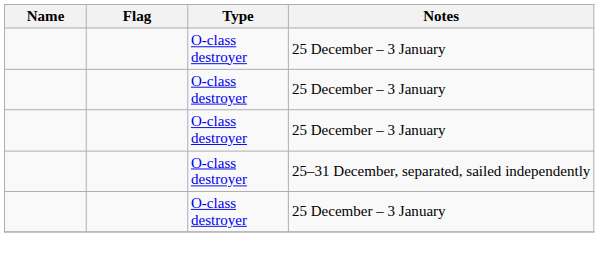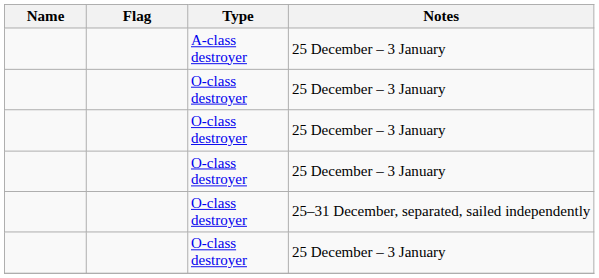+ row: (219, 48)
